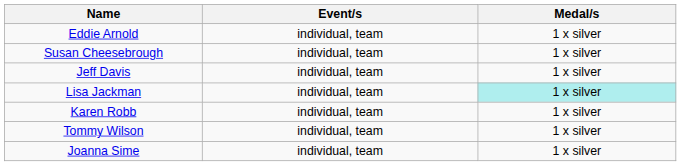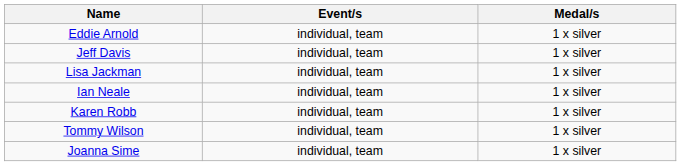- row: (103, 53)
(577, 92) paleturquoise background -> (577, 72) no background
+ row: (103, 92)
